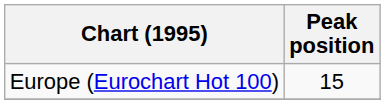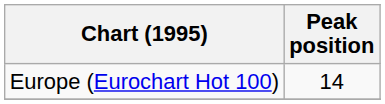(332, 81) 15 -> (332, 81) 14
